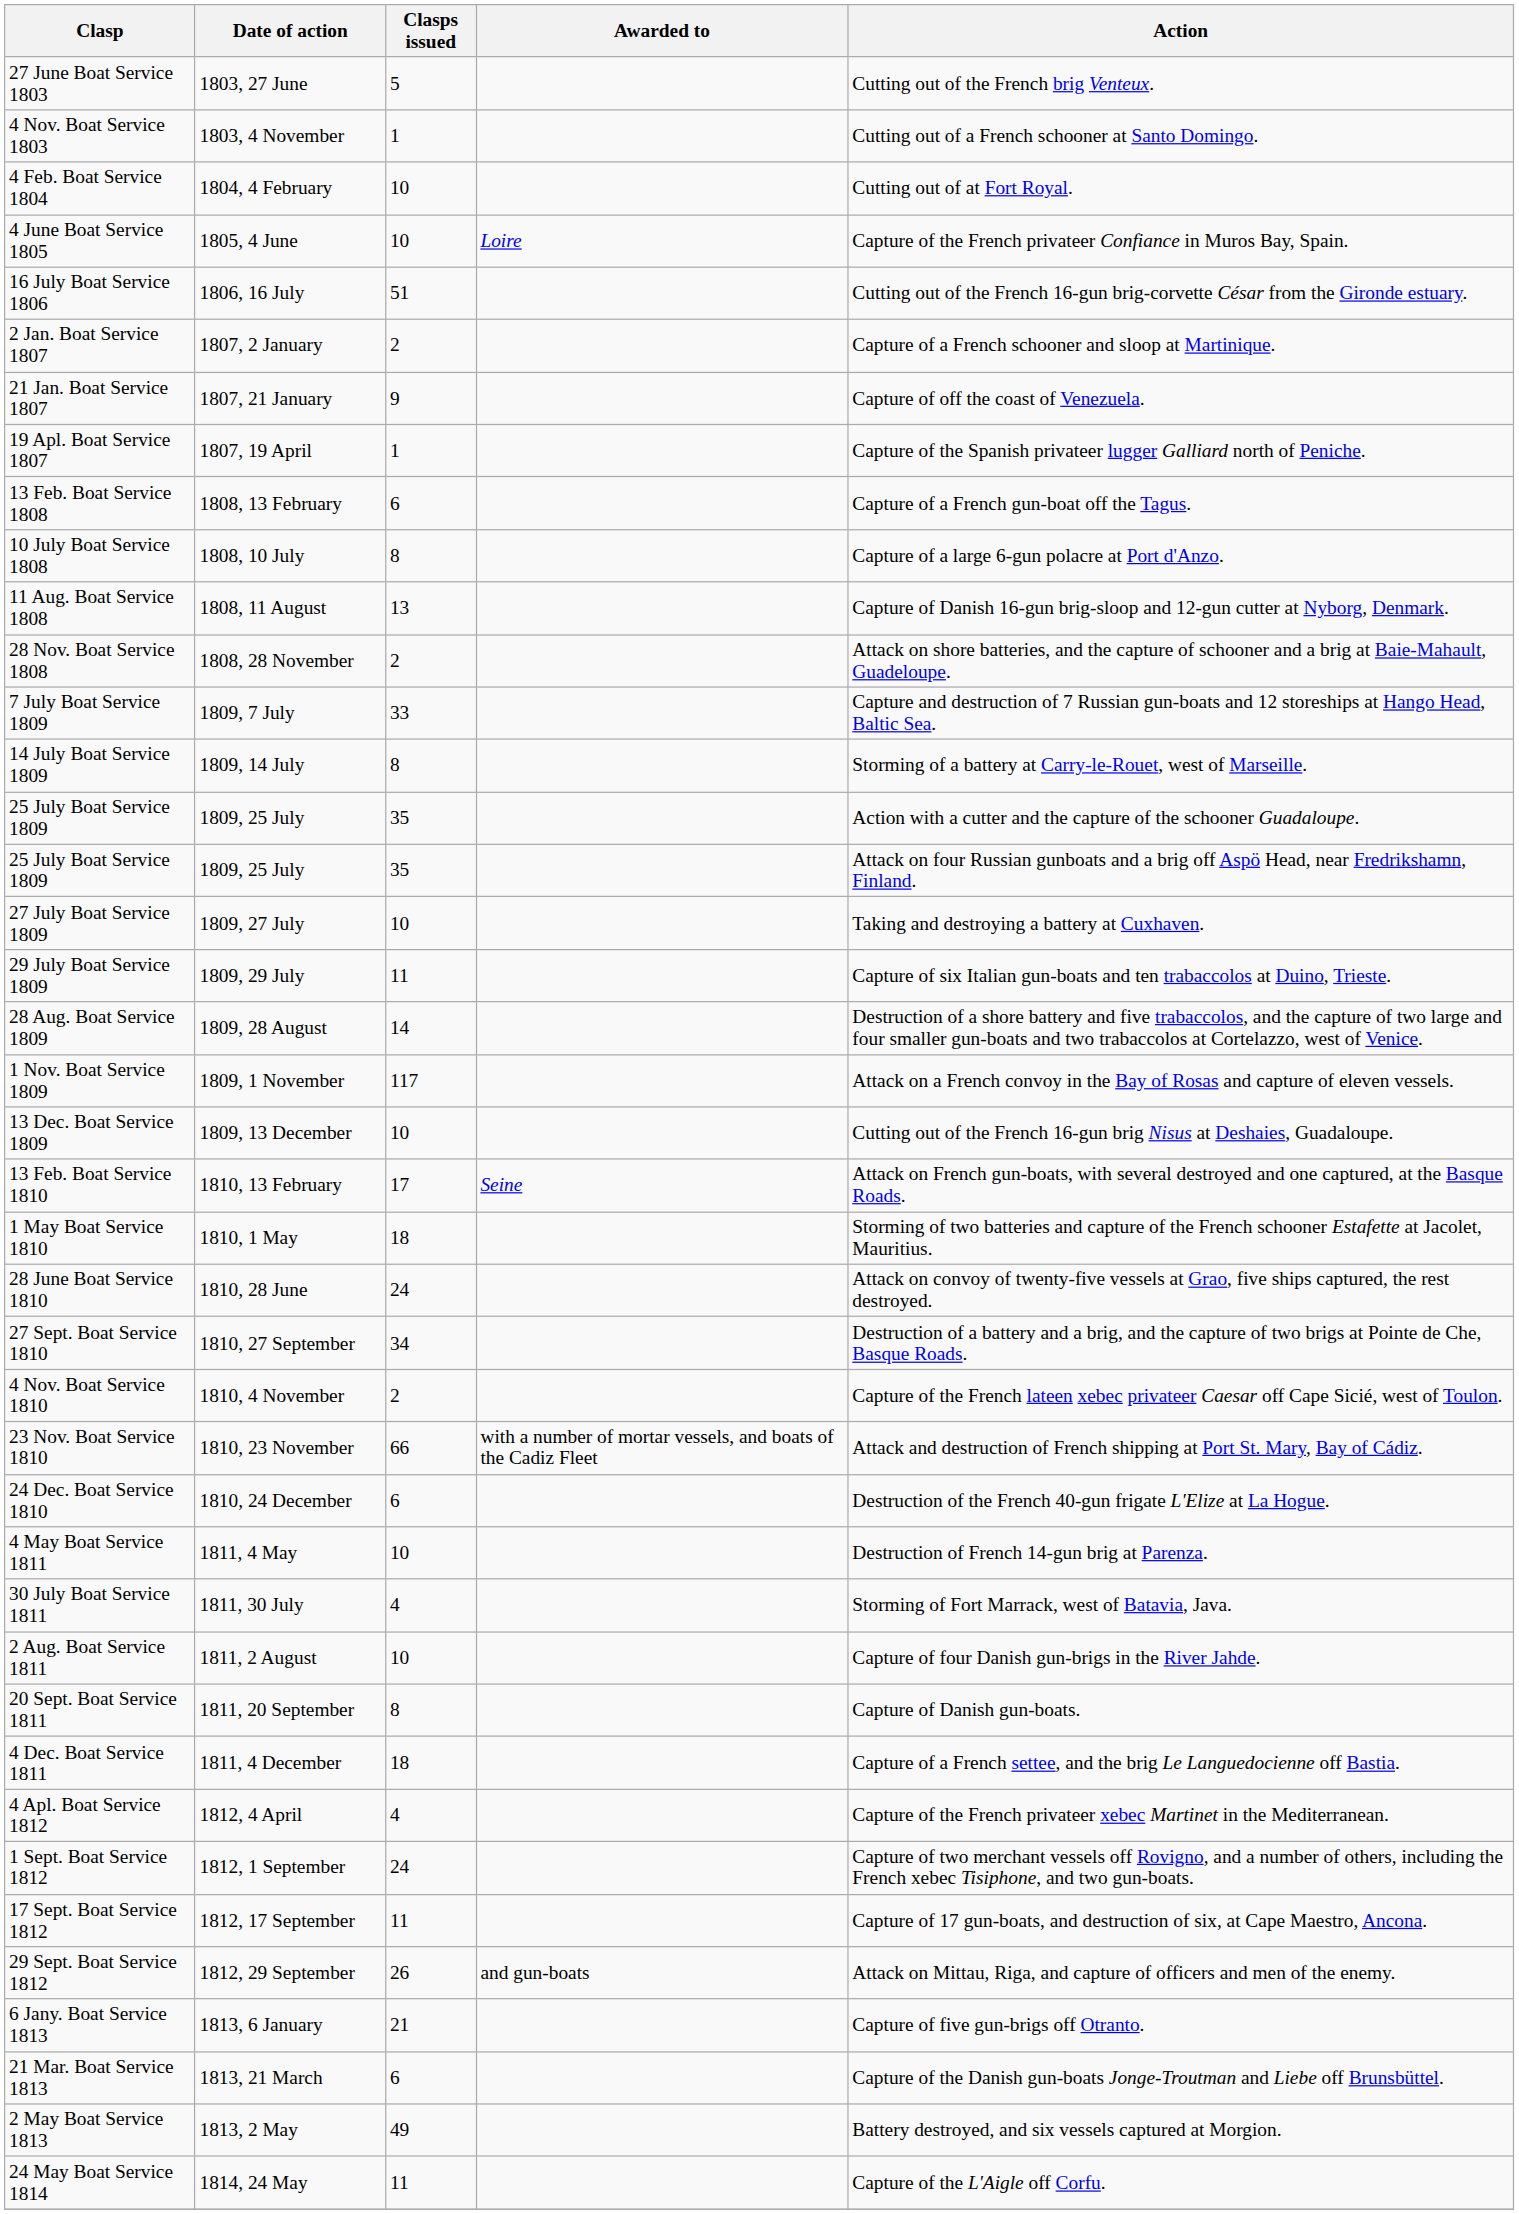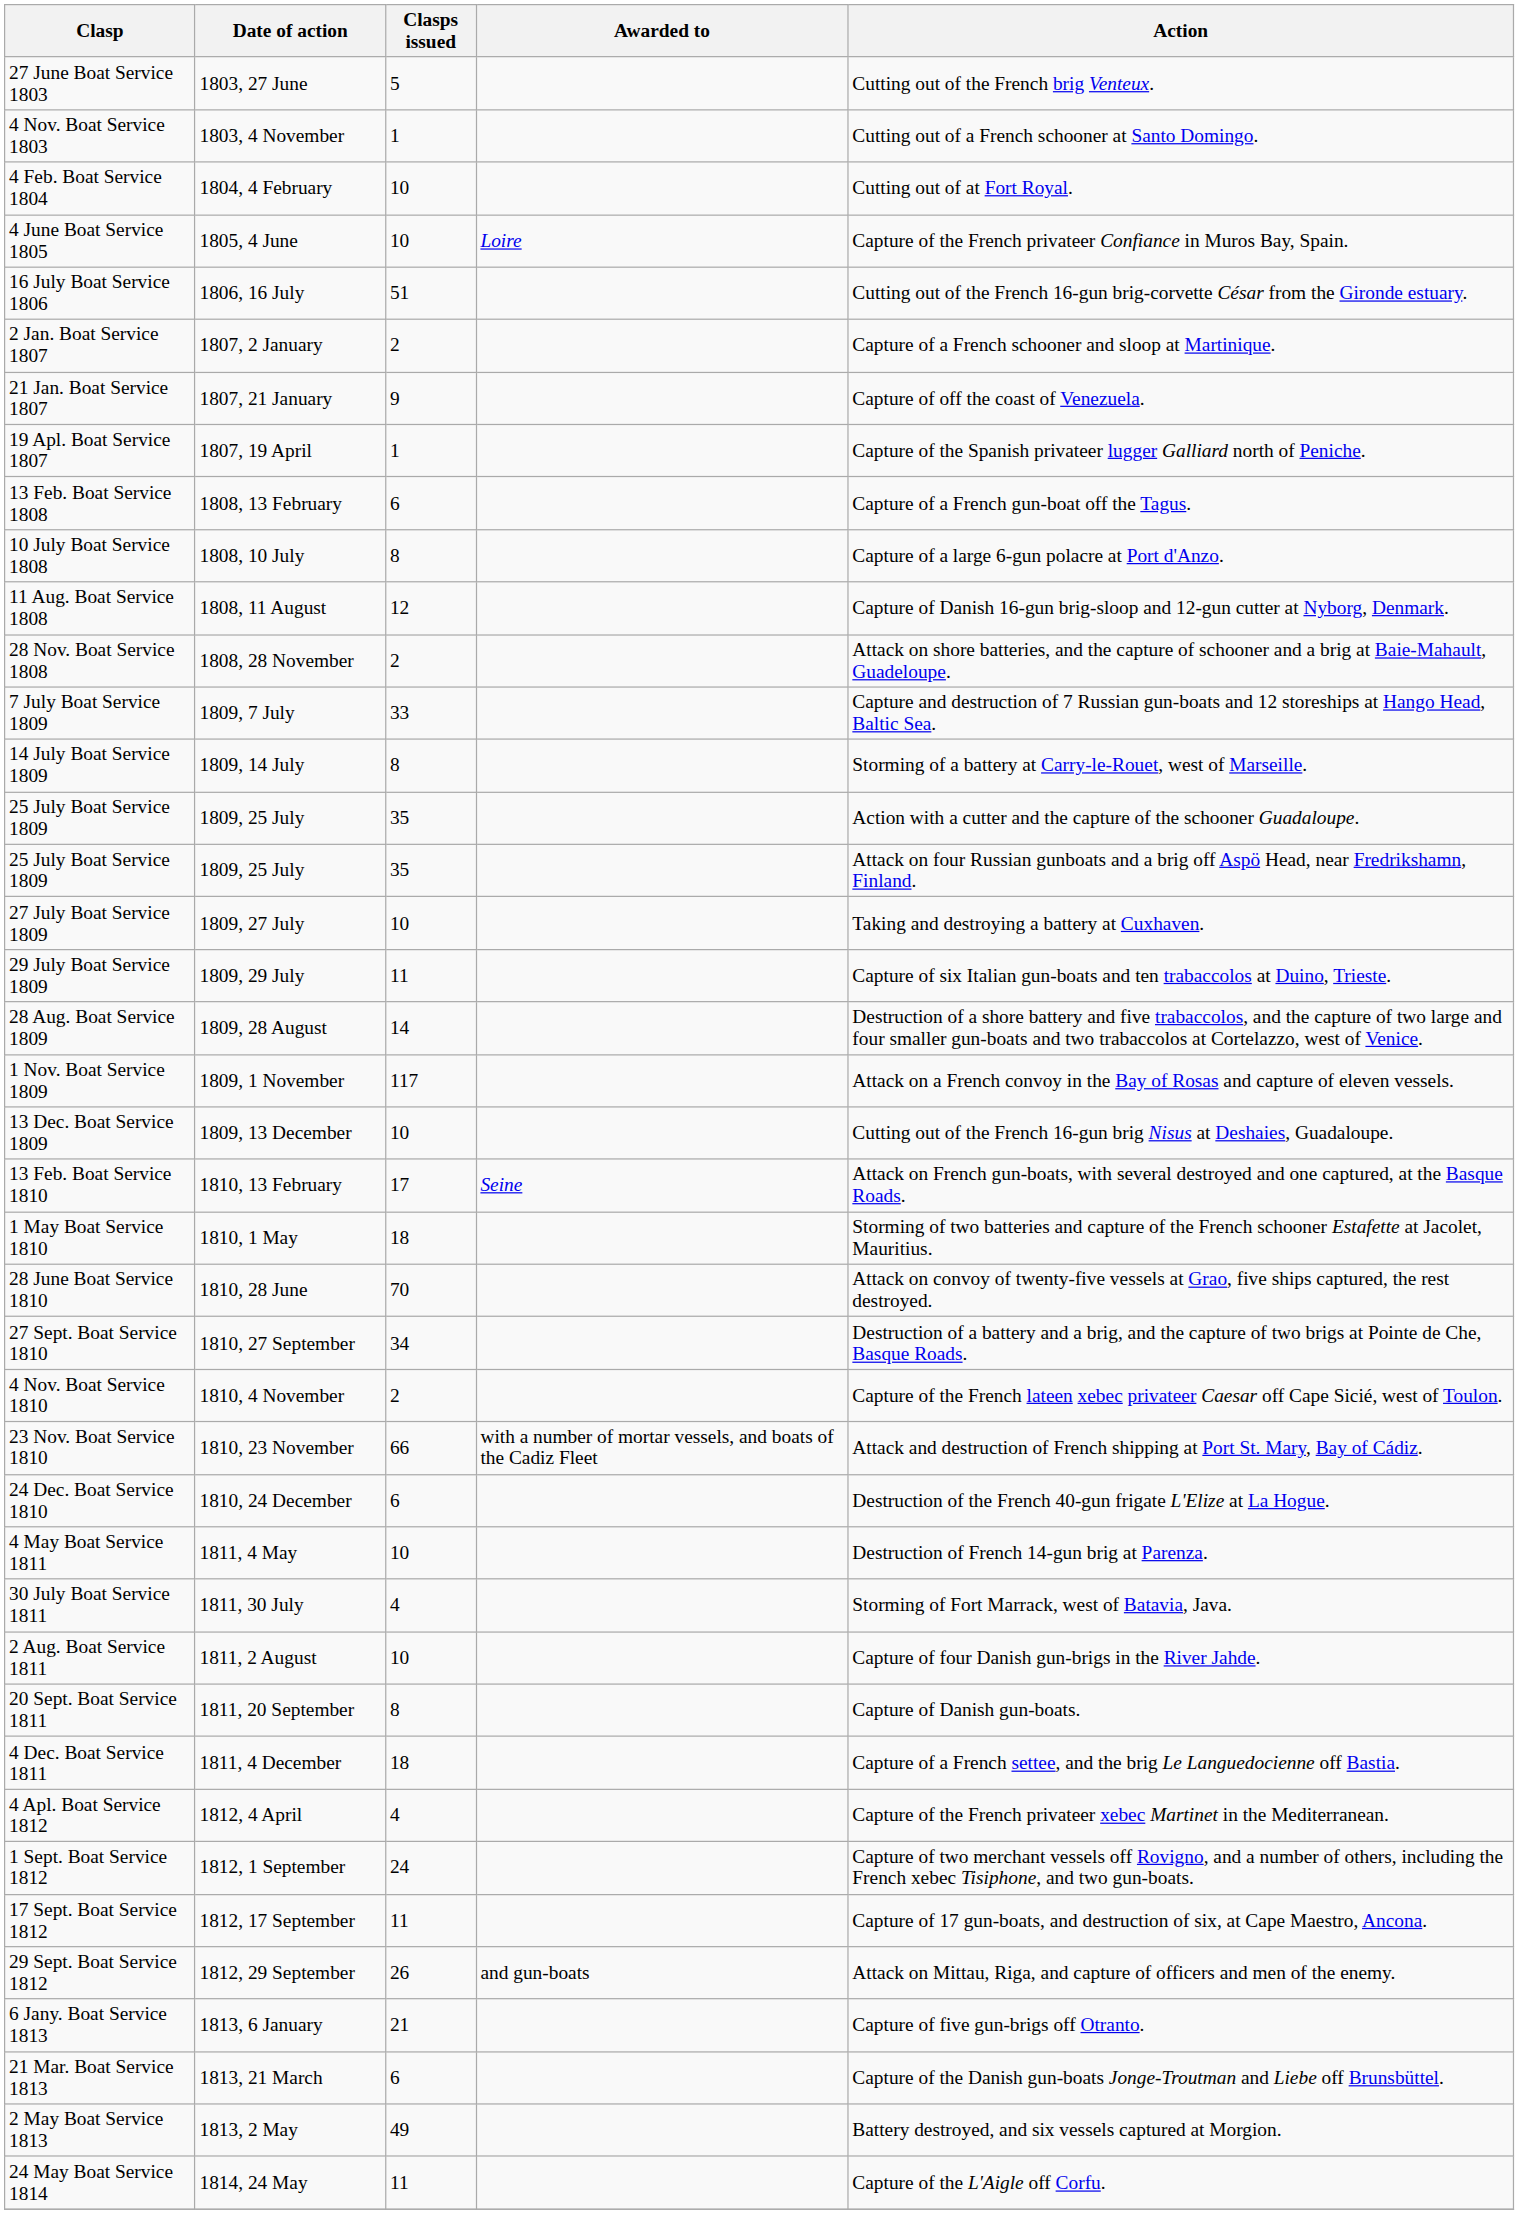(400, 608) 13 -> (400, 608) 12
(400, 1290) 24 -> (400, 1290) 70
